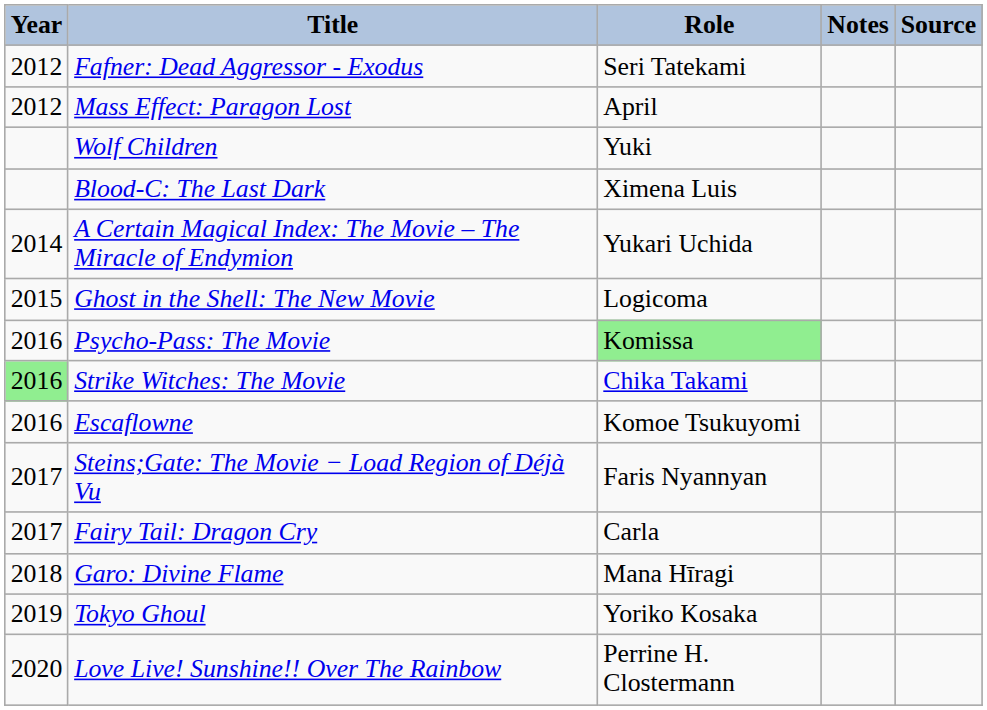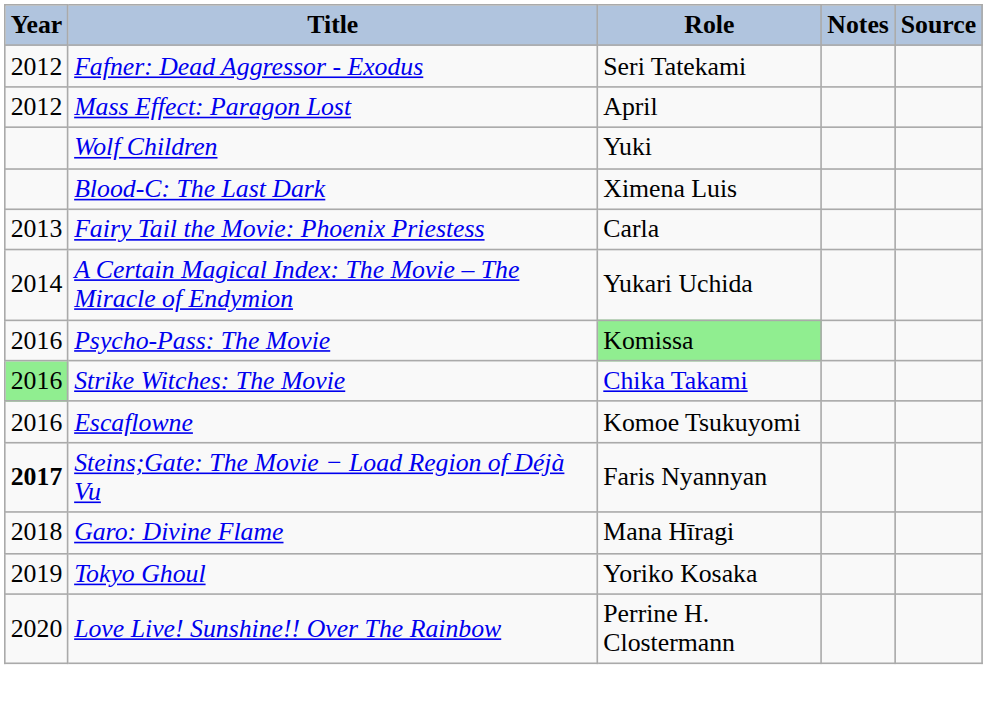+ row: (279, 229)
- row: (254, 299)
(37, 476) normal -> (37, 476) bold
- row: (196, 532)
